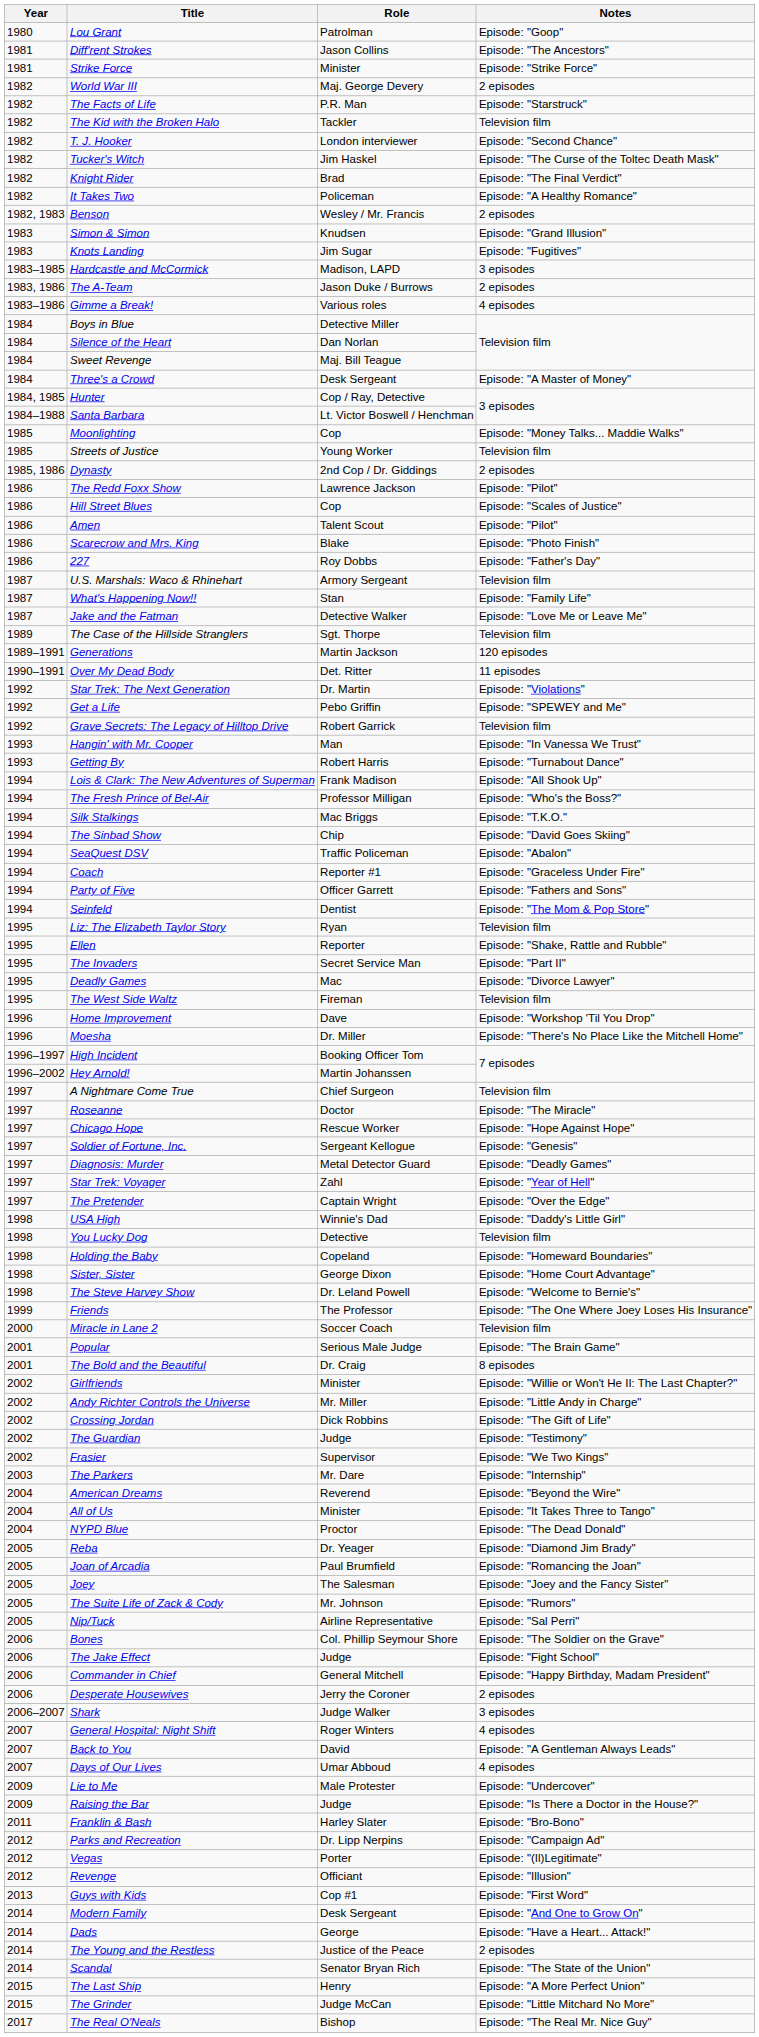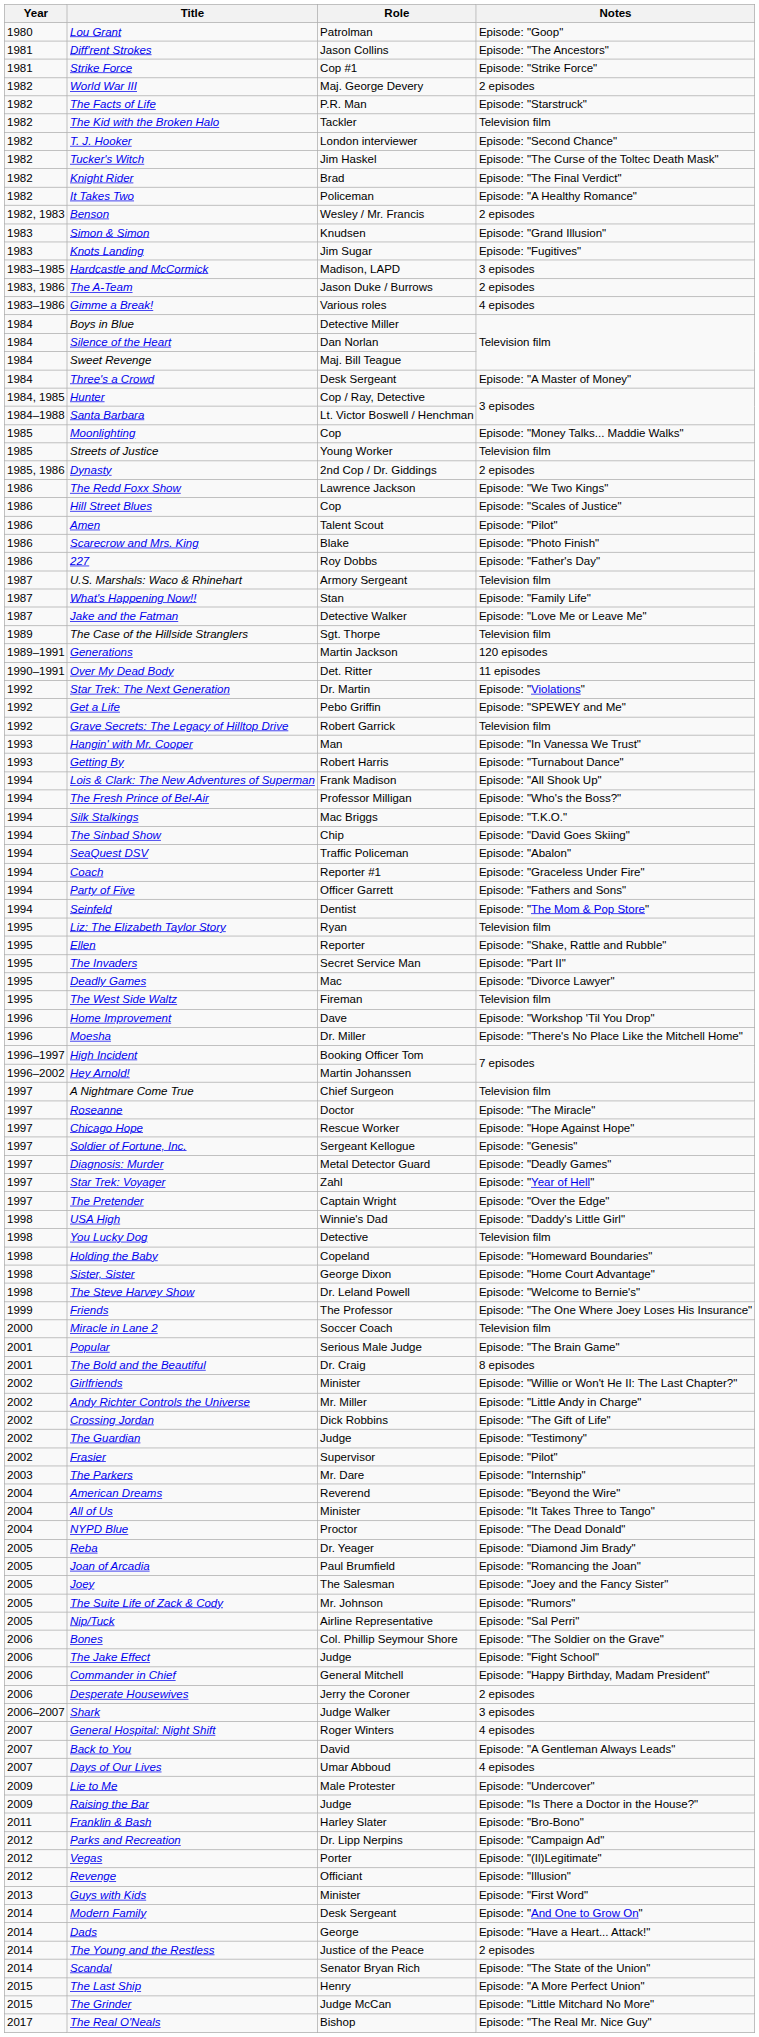(340, 68) Minister -> (339, 68) Cop #1
(518, 488) Episode: "Pilot" -> (544, 488) Episode: "We Two Kings"
(544, 1456) Episode: "We Two Kings" -> (518, 1456) Episode: "Pilot"
(339, 1895) Cop #1 -> (340, 1895) Minister
